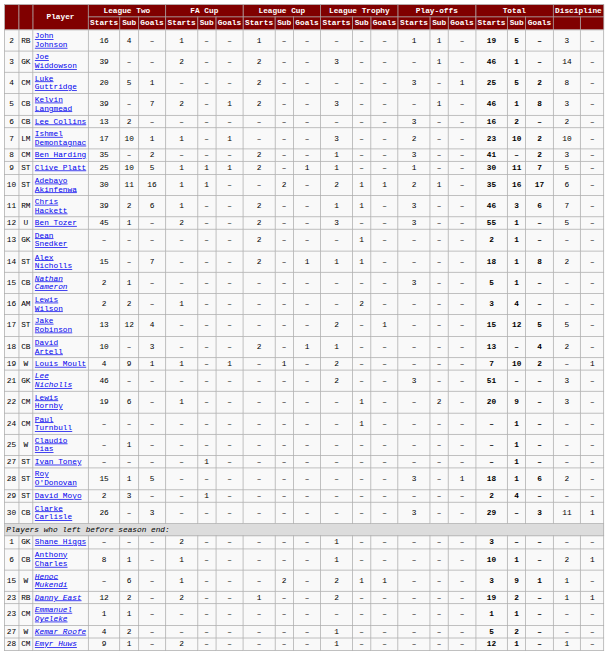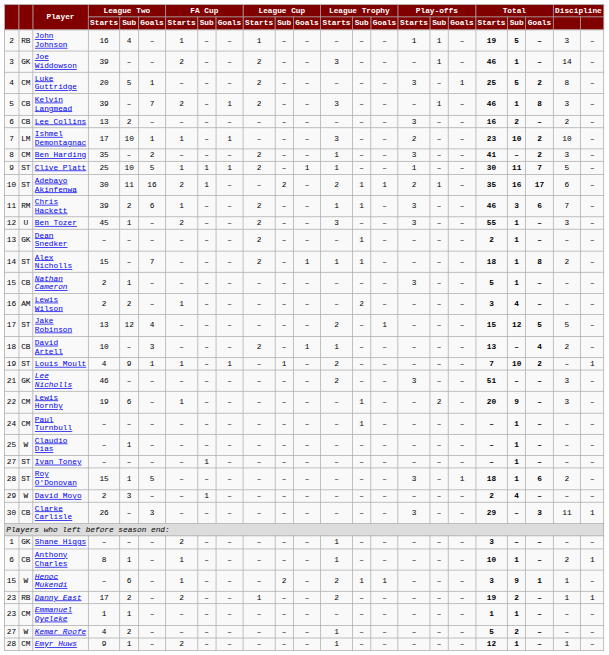(182, 184) 1 -> (182, 184) 2
(567, 223) 5 -> (567, 223) 3
(26, 363) W -> (26, 363) ST
(26, 495) ST -> (26, 495) W
(104, 597) 12 -> (104, 597) 17
